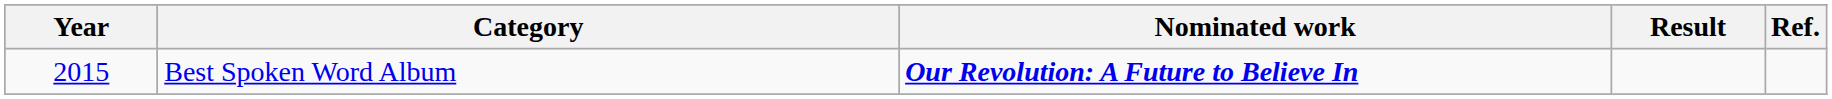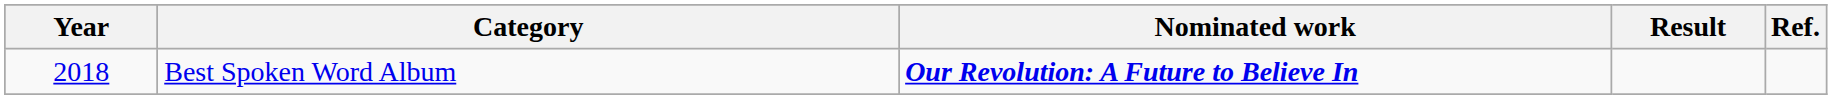(81, 71) 2015 -> (81, 71) 2018
